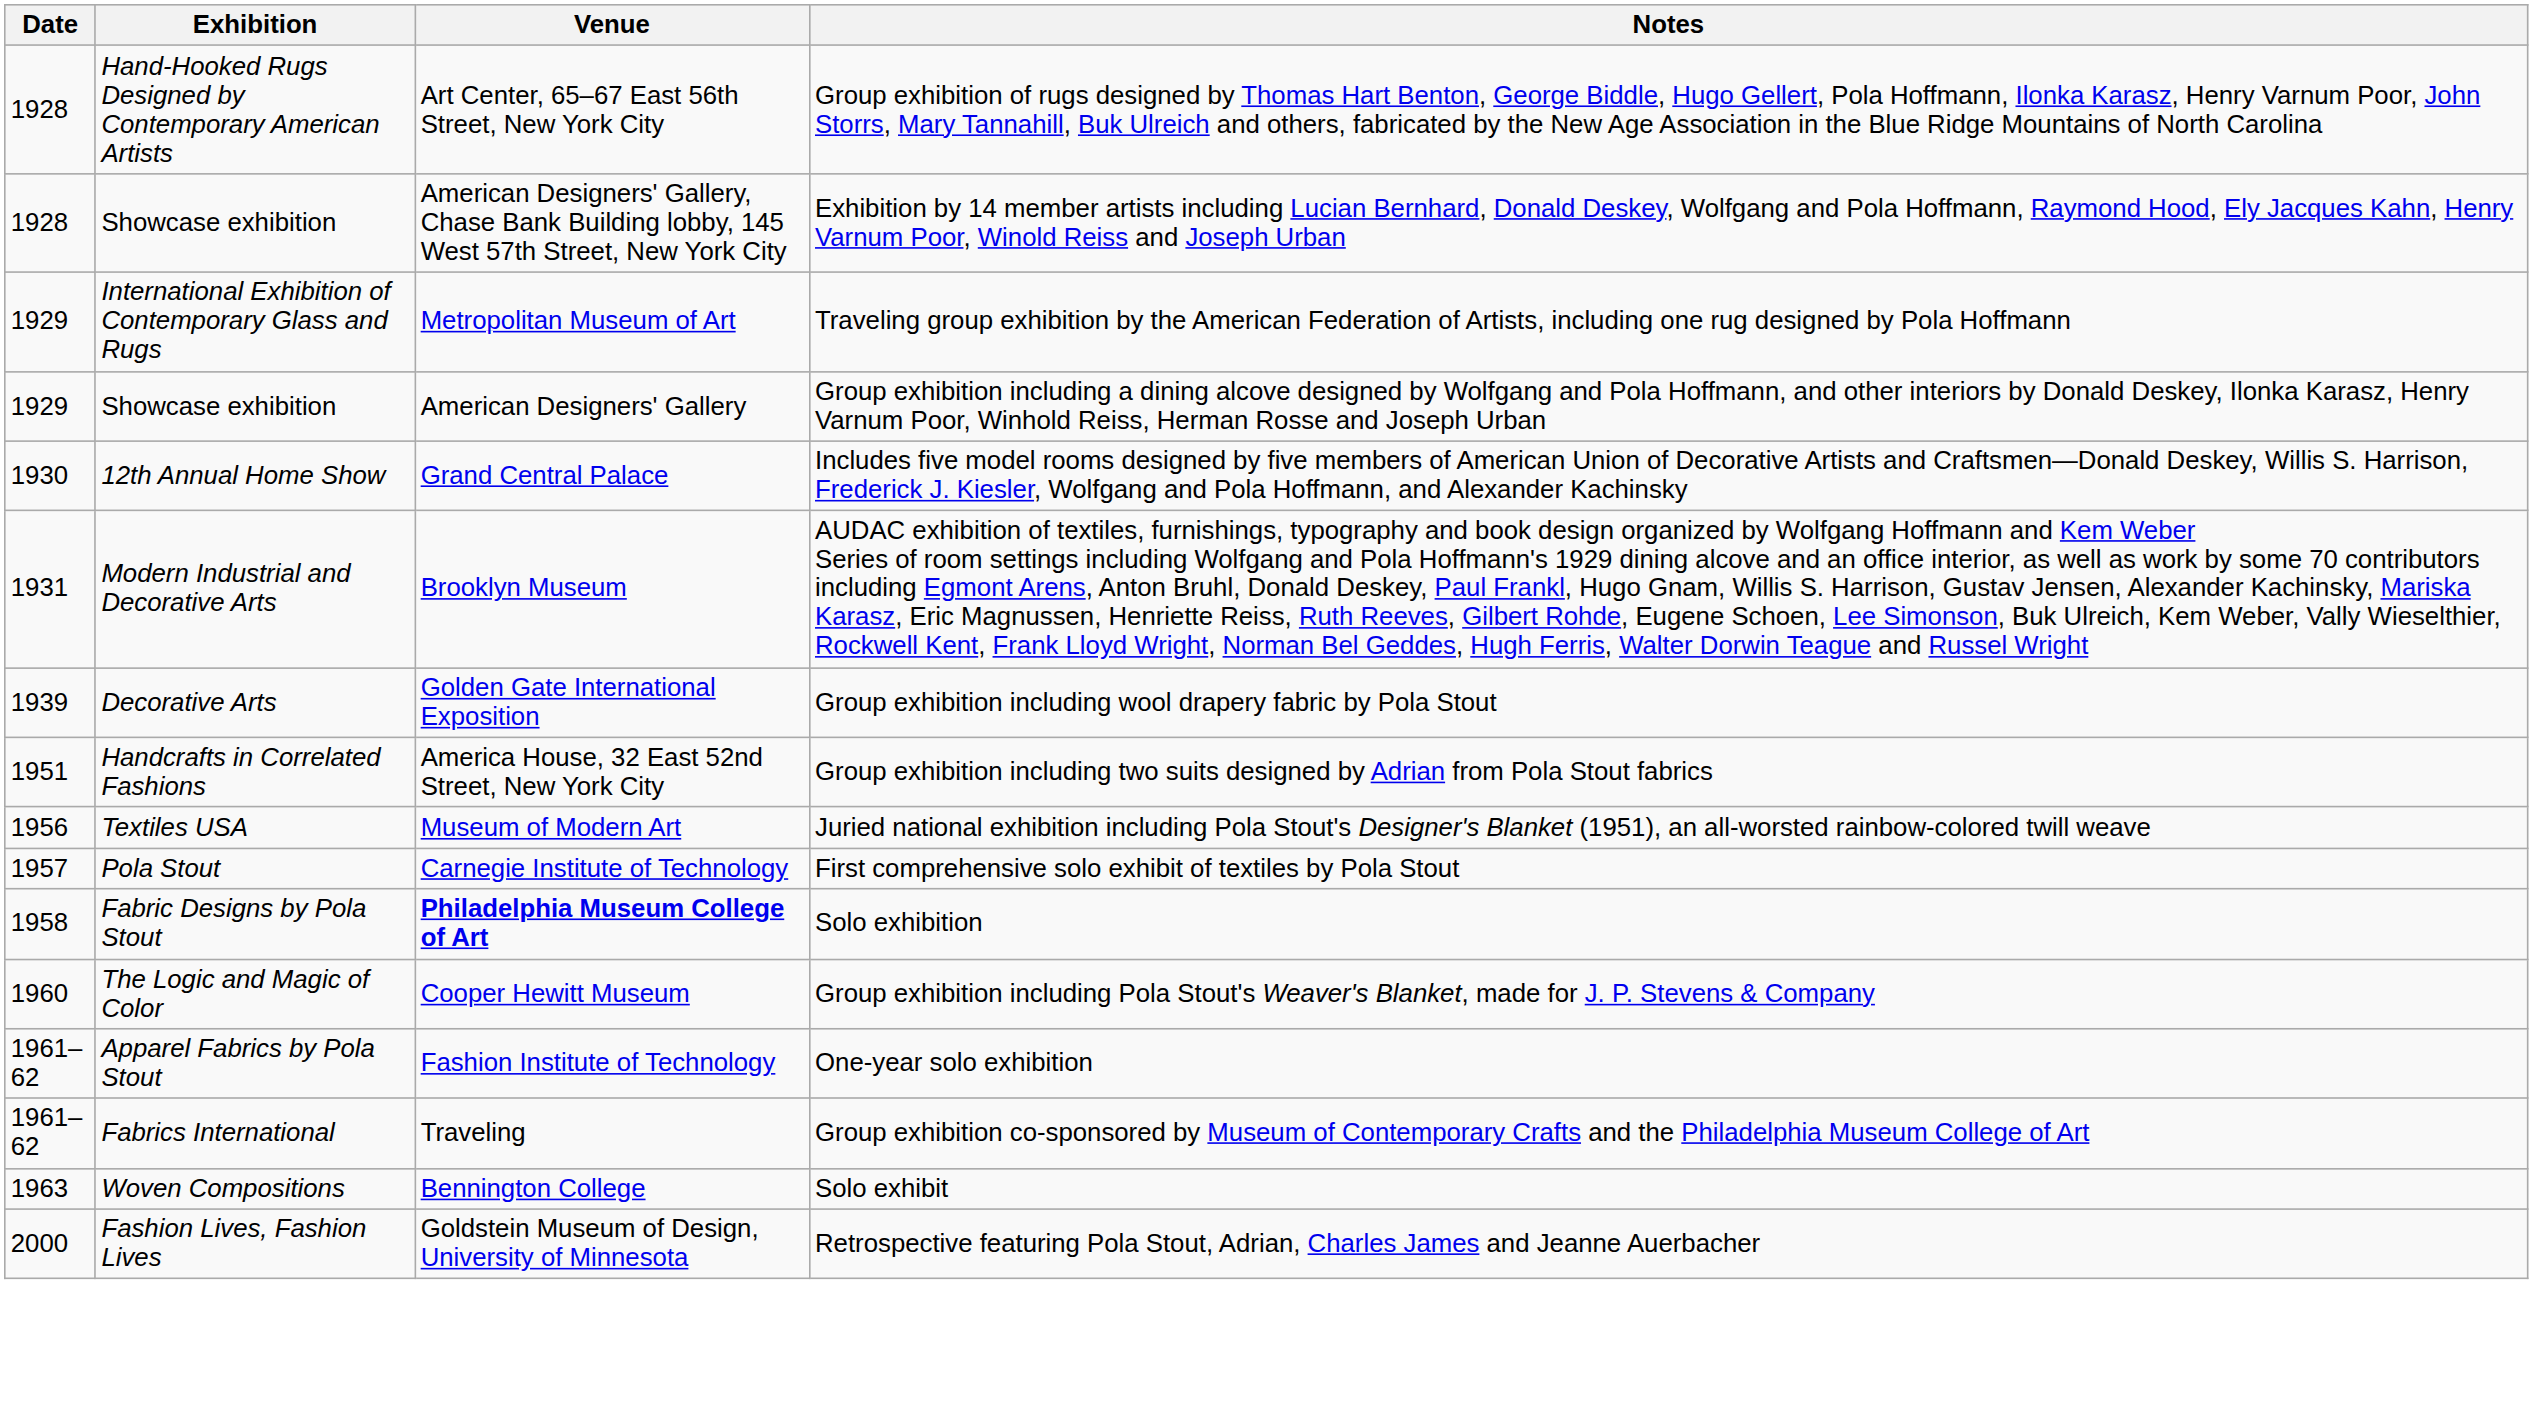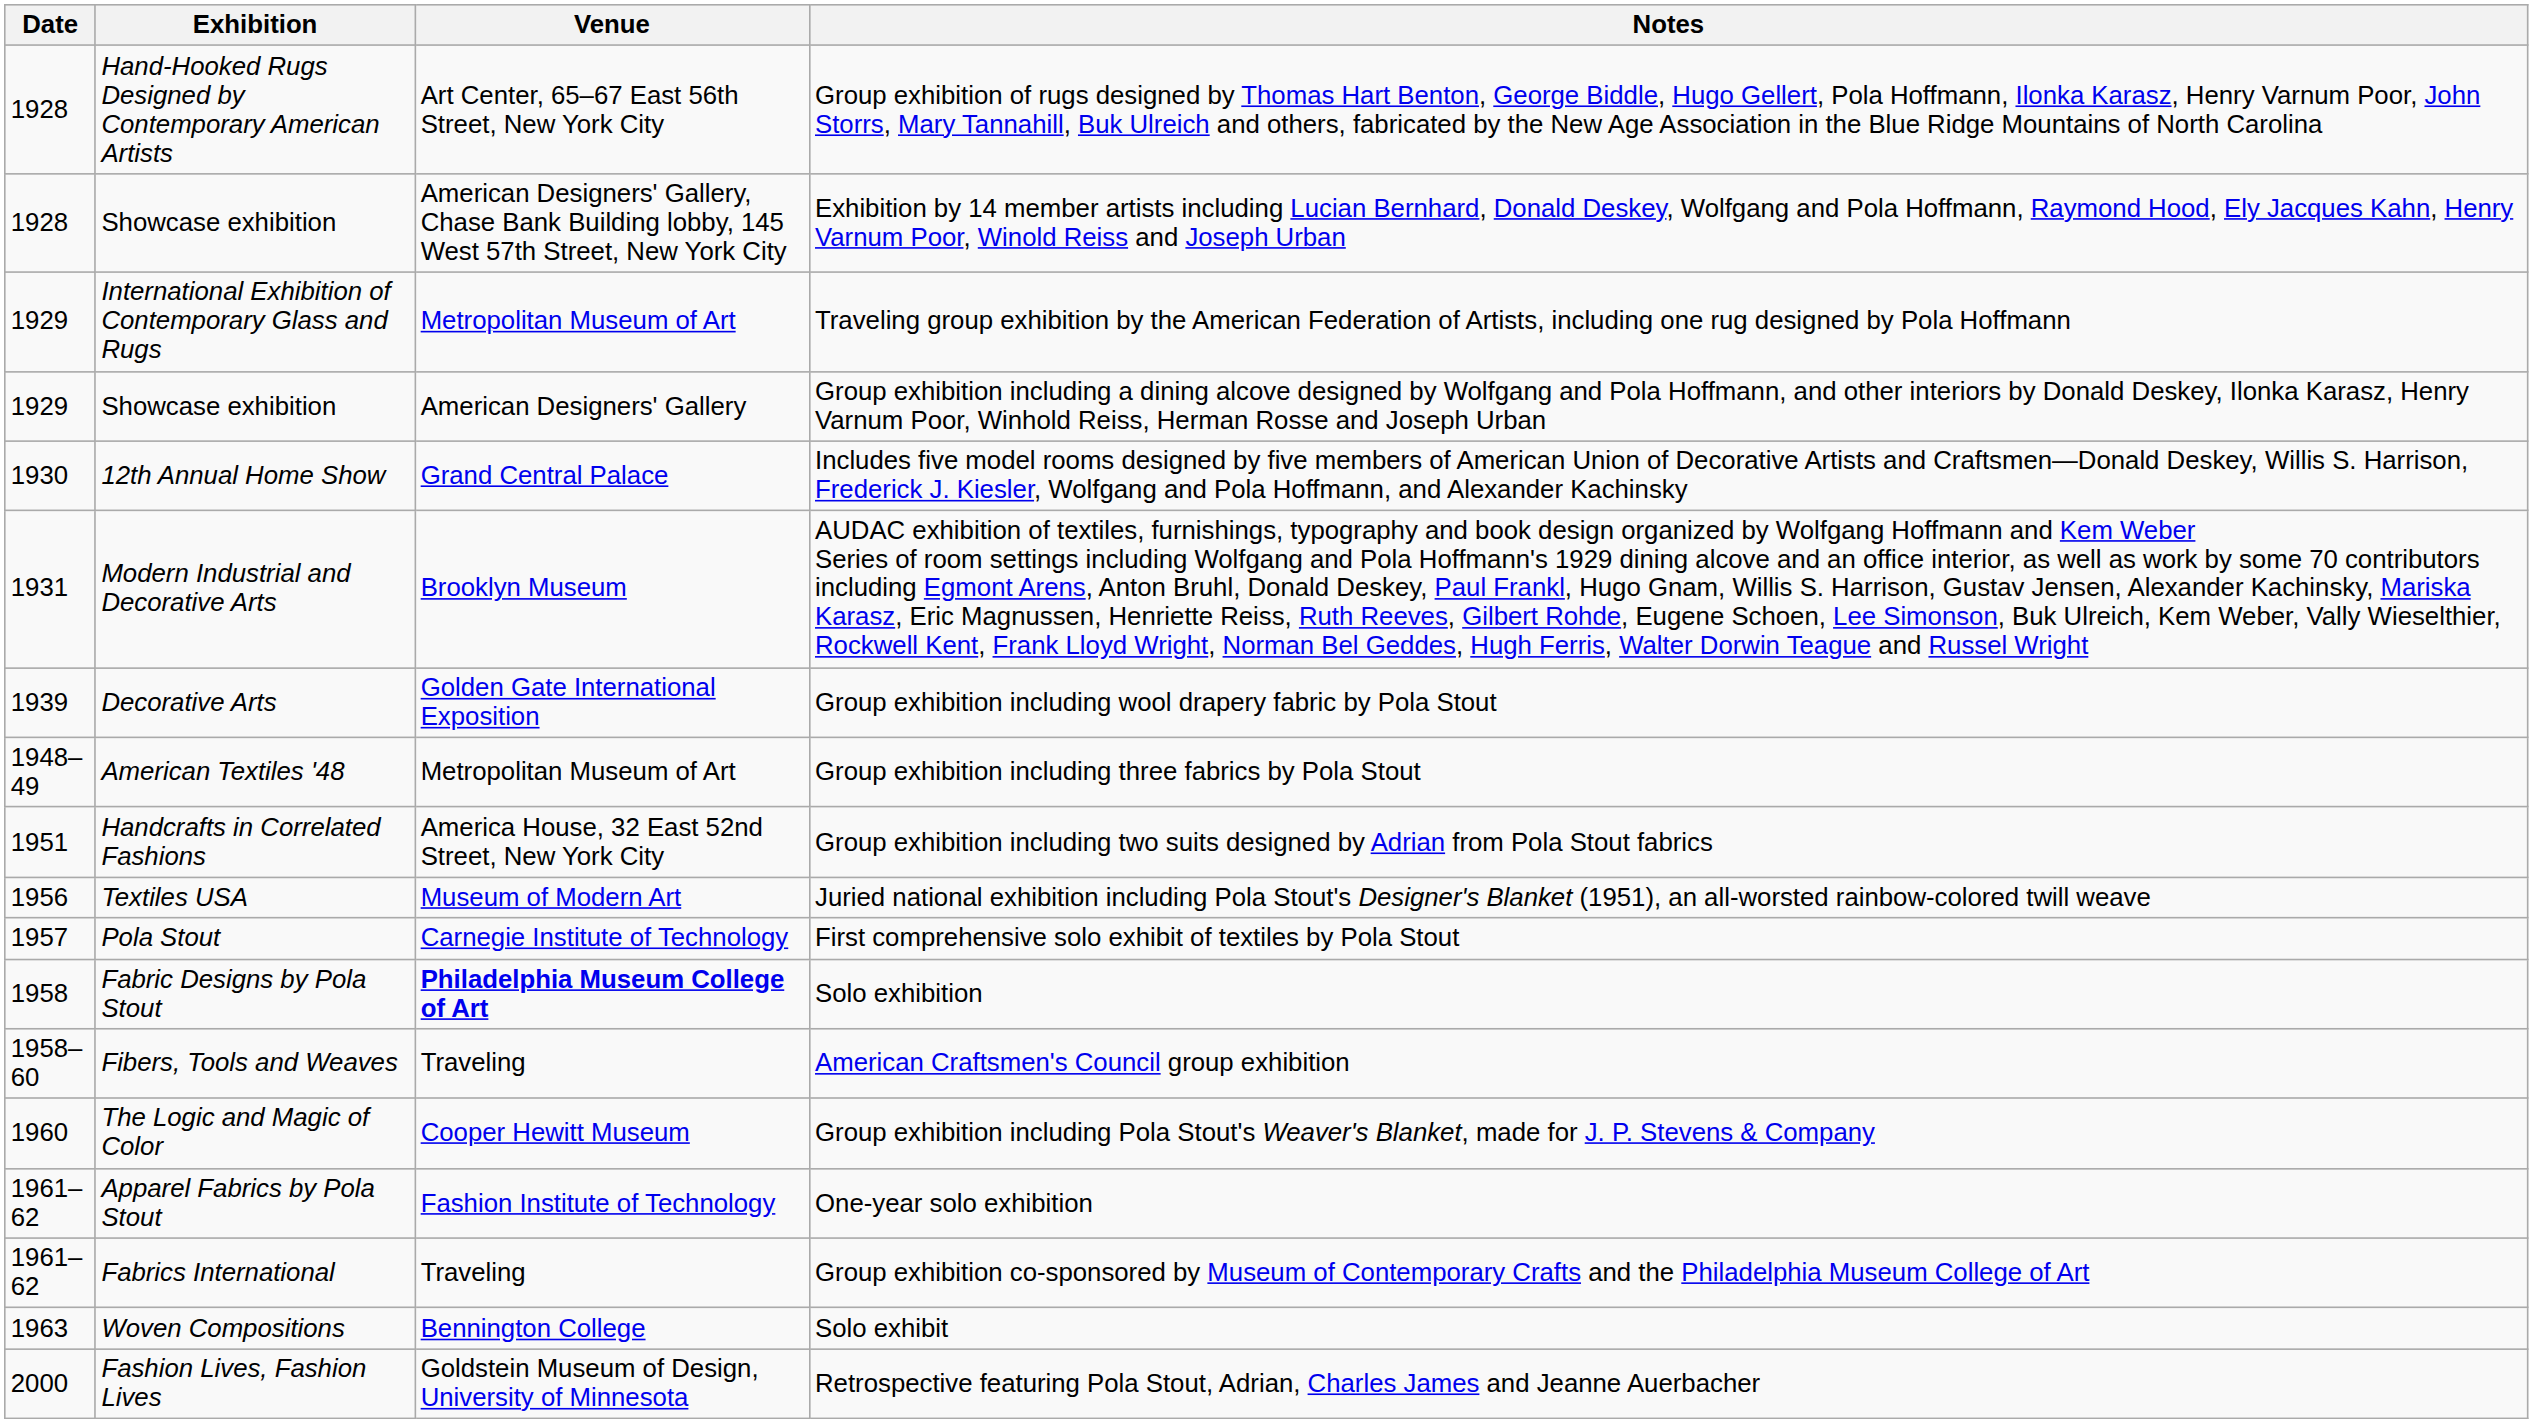+ row: (1118, 771)
+ row: (1082, 1063)
